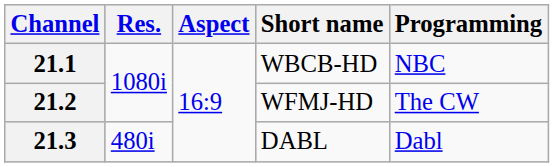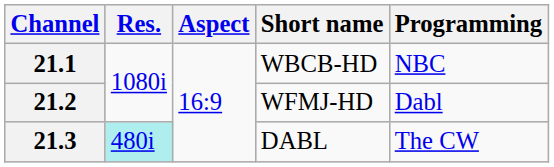(437, 102) The CW -> (419, 102) Dabl
(133, 141) no background -> (133, 141) paleturquoise background
(419, 141) Dabl -> (437, 141) The CW
